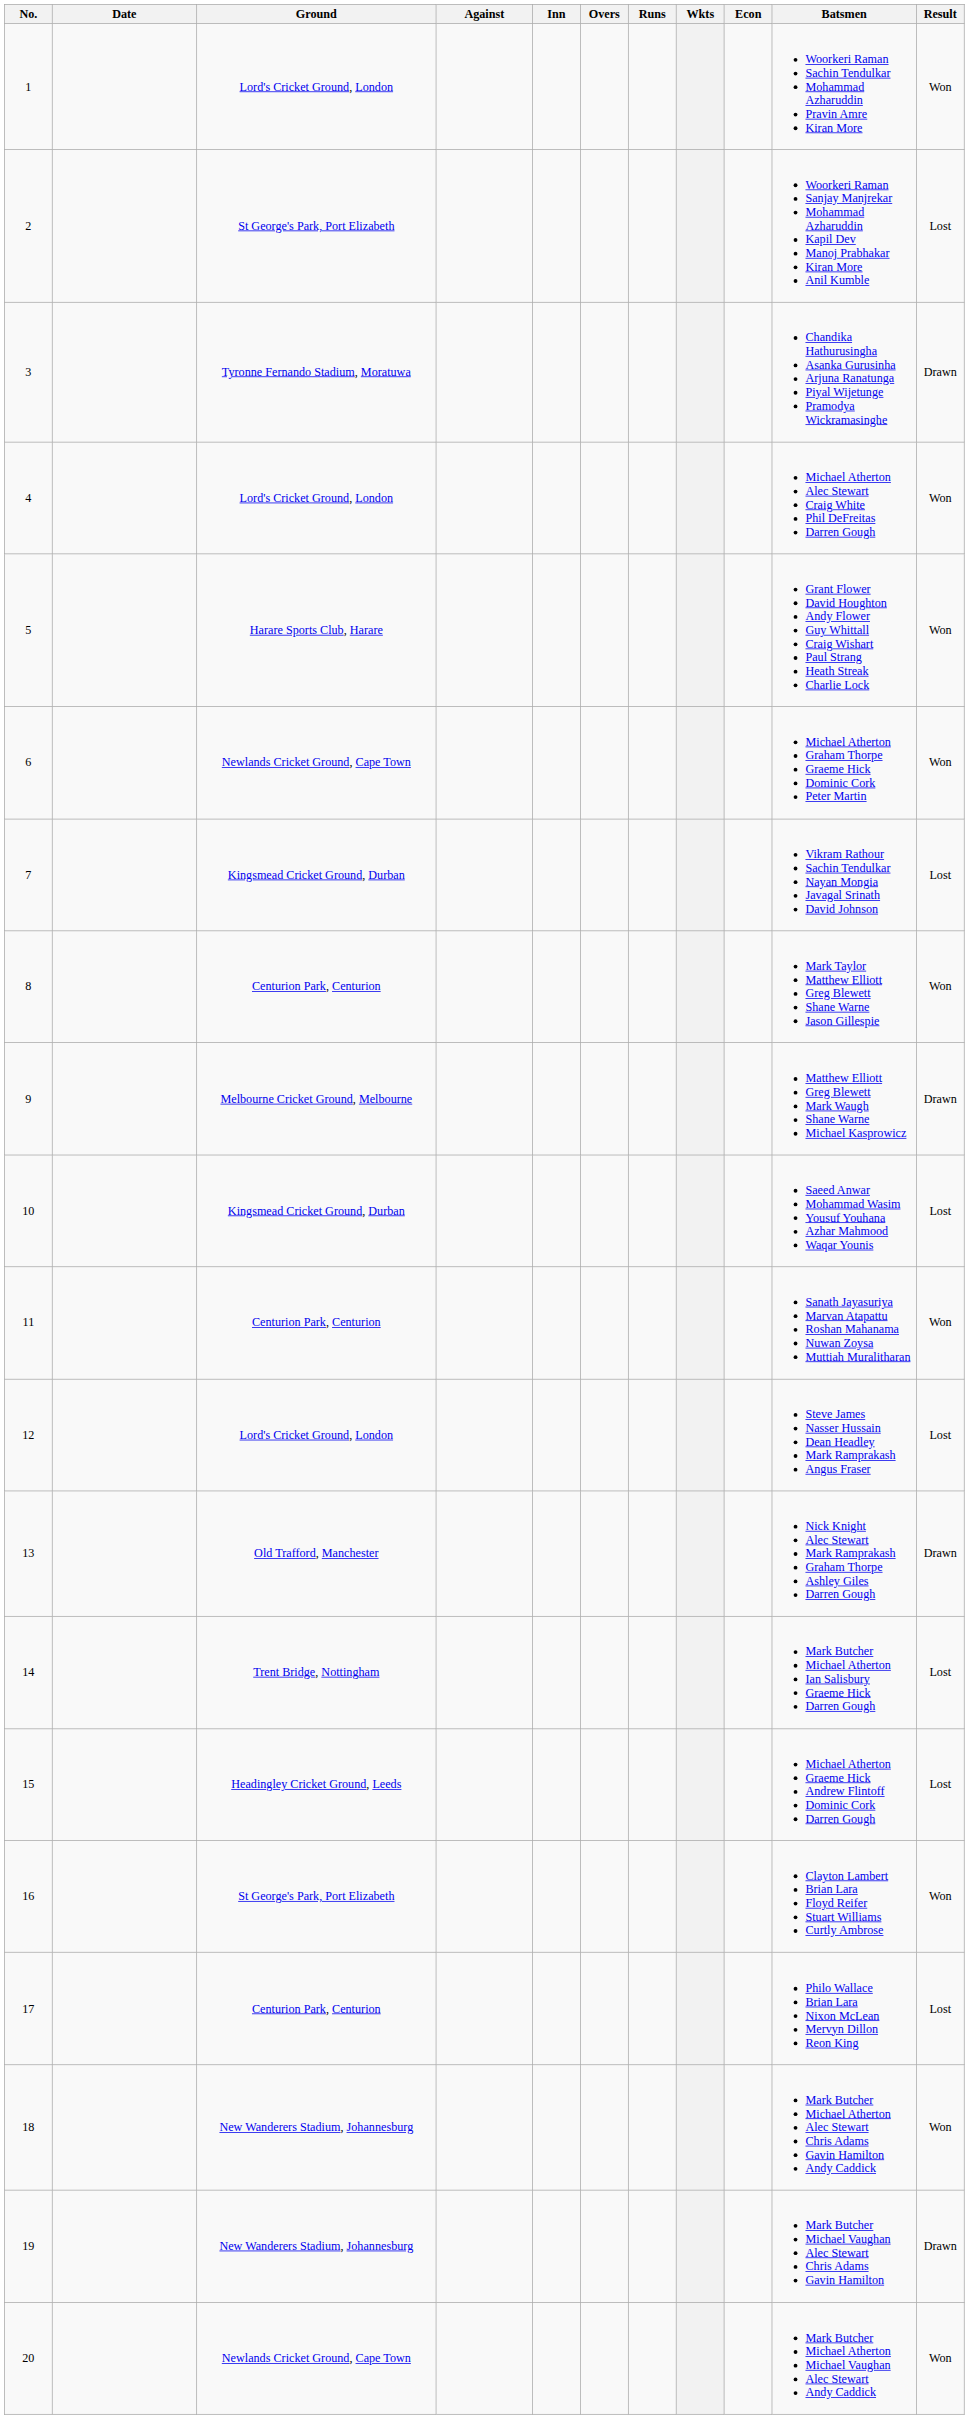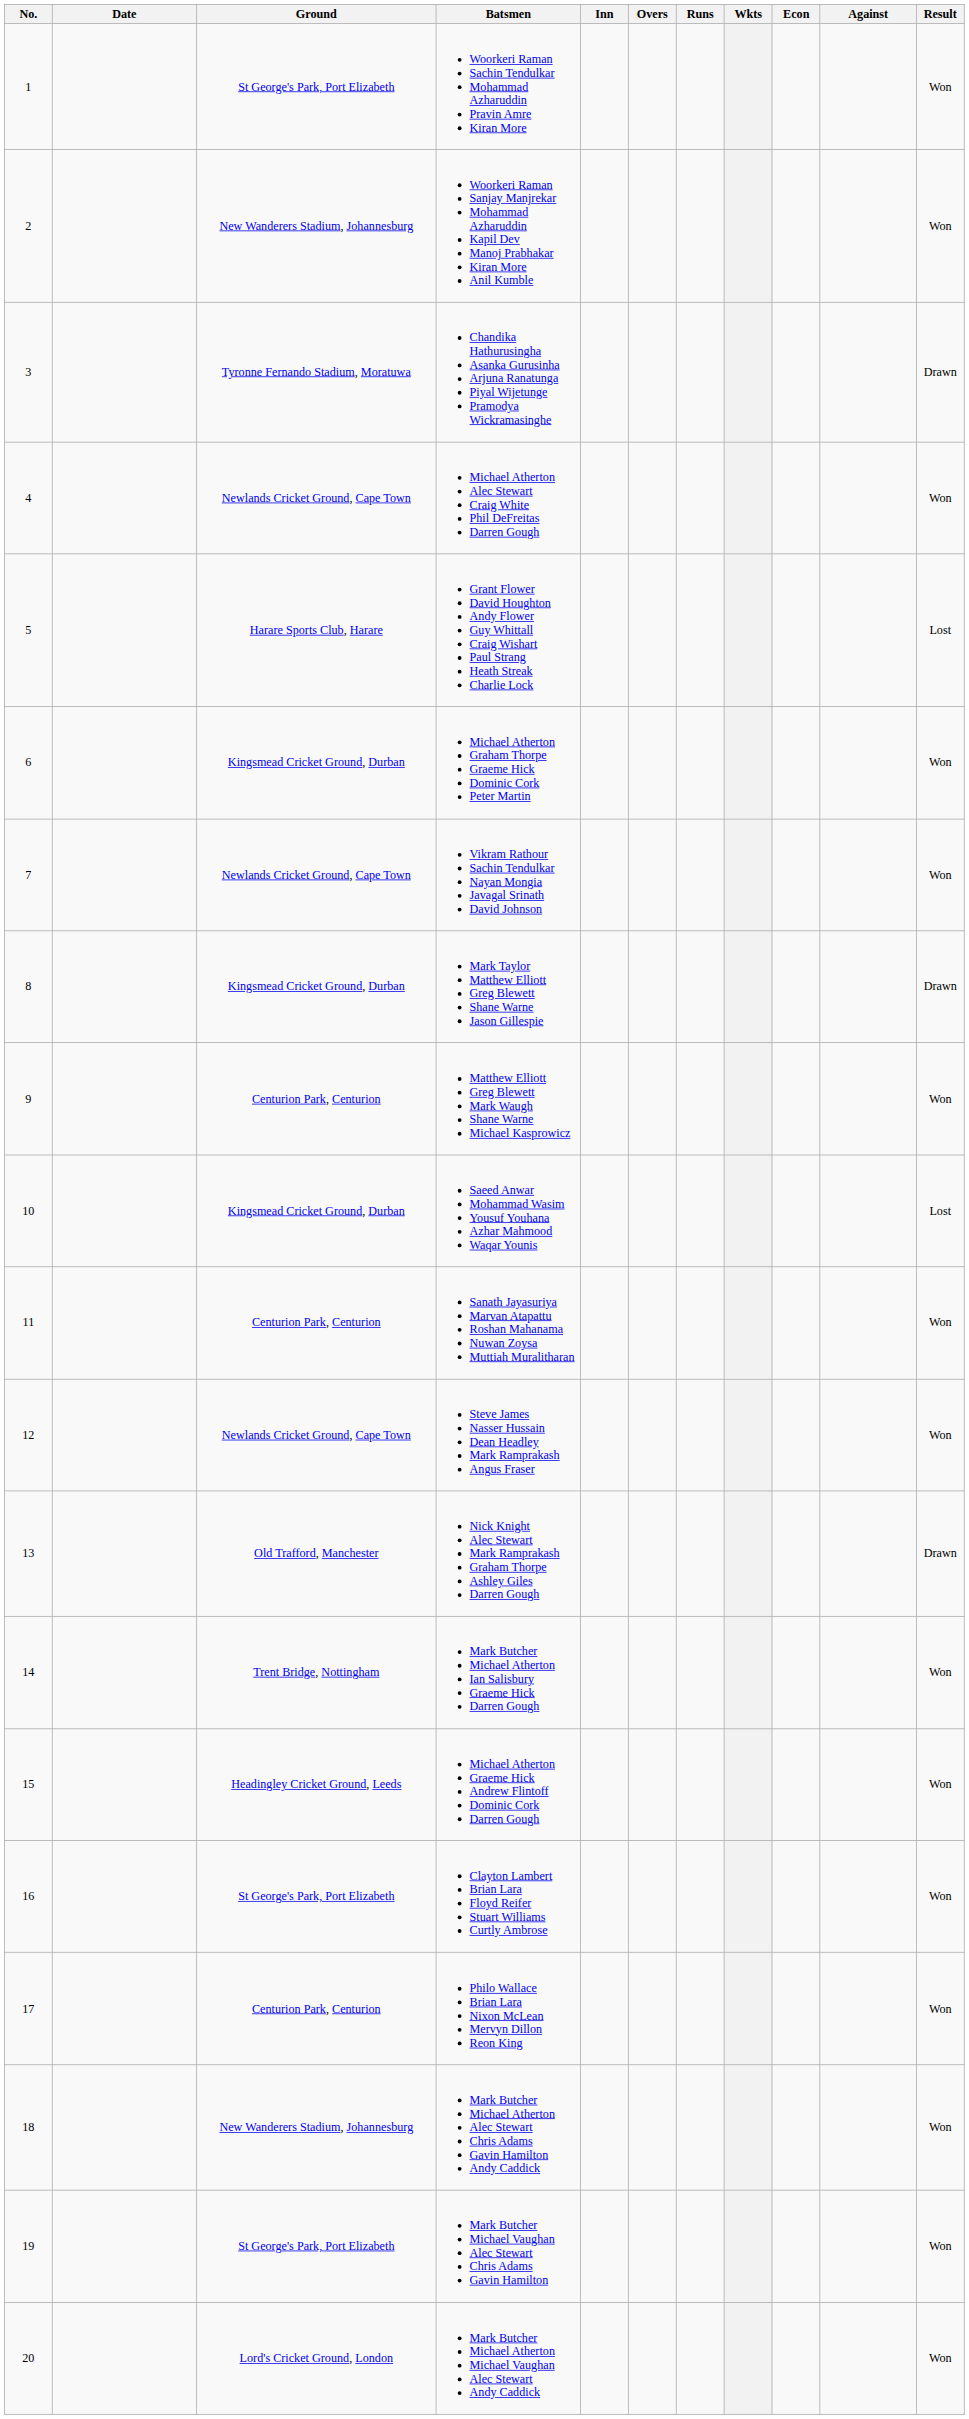columns swapped: (484, 14) <-> (844, 14)
(316, 86) Lord's Cricket Ground, London -> (316, 86) St George's Park, Port Elizabeth
(316, 225) St George's Park, Port Elizabeth -> (316, 225) New Wanderers Stadium, Johannesburg
(940, 225) Lost -> (940, 225) Won
(316, 497) Lord's Cricket Ground, London -> (316, 497) Newlands Cricket Ground, Cape Town
(940, 630) Won -> (940, 630) Lost
(316, 762) Newlands Cricket Ground, Cape Town -> (316, 762) Kingsmead Cricket Ground, Durban
(316, 874) Kingsmead Cricket Ground, Durban -> (316, 874) Newlands Cricket Ground, Cape Town
(940, 874) Lost -> (940, 874) Won
(316, 986) Centurion Park, Centurion -> (316, 986) Kingsmead Cricket Ground, Durban
(940, 986) Won -> (940, 986) Drawn
(316, 1098) Melbourne Cricket Ground, Melbourne -> (316, 1098) Centurion Park, Centurion
(940, 1098) Drawn -> (940, 1098) Won
(316, 1434) Lord's Cricket Ground, London -> (316, 1434) Newlands Cricket Ground, Cape Town
(940, 1434) Lost -> (940, 1434) Won
(940, 1672) Lost -> (940, 1672) Won
(940, 1784) Lost -> (940, 1784) Won
(940, 2008) Lost -> (940, 2008) Won
(316, 2246) New Wanderers Stadium, Johannesburg -> (316, 2246) St George's Park, Port Elizabeth
(940, 2246) Drawn -> (940, 2246) Won
(316, 2358) Newlands Cricket Ground, Cape Town -> (316, 2358) Lord's Cricket Ground, London
